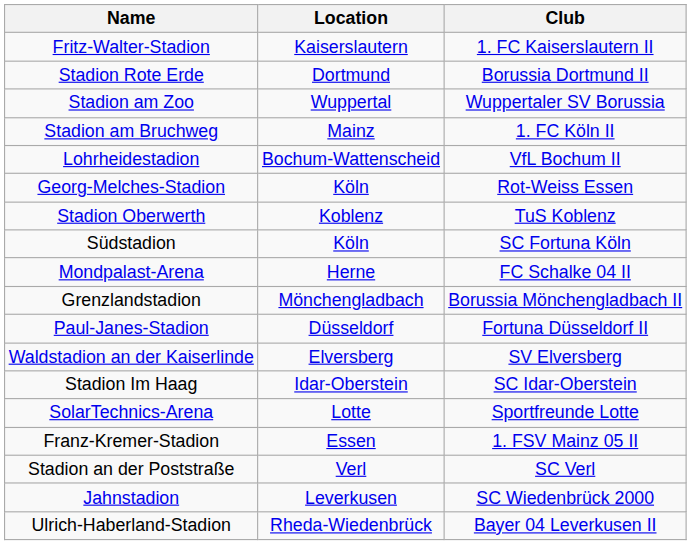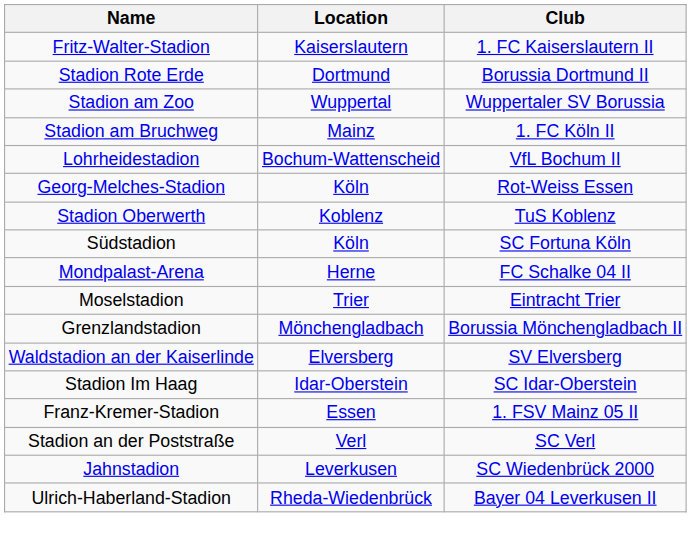+ row: (131, 300)
- row: (131, 328)
- row: (131, 412)
